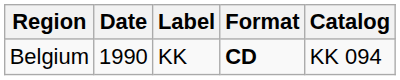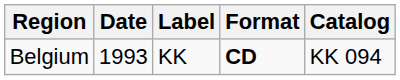(123, 56) 1990 -> (123, 56) 1993
